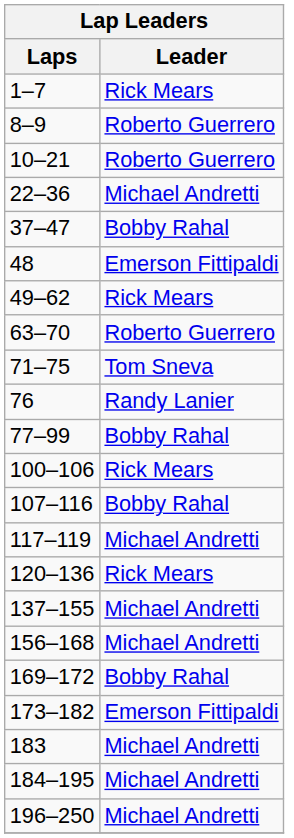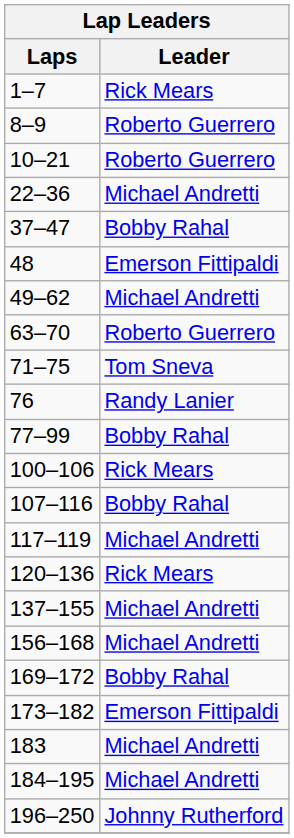(159, 297) Rick Mears -> (182, 297) Michael Andretti
(182, 815) Michael Andretti -> (194, 815) Johnny Rutherford
